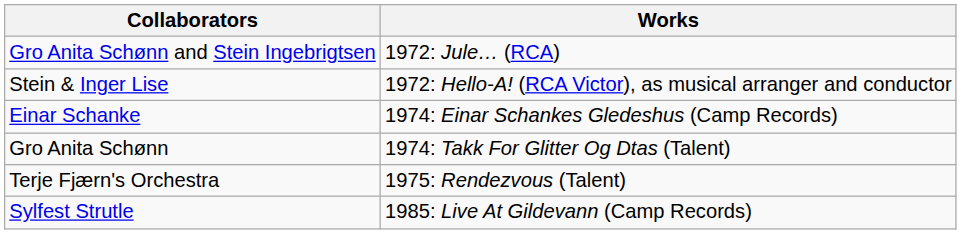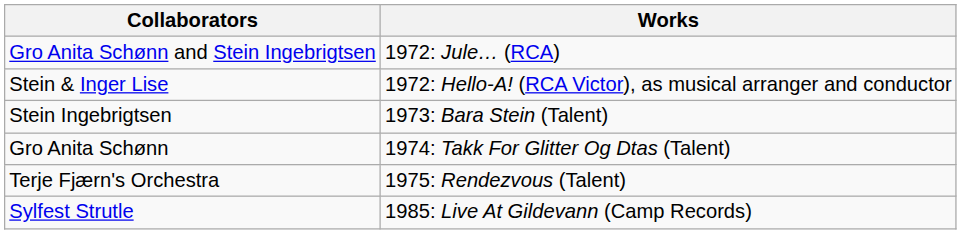+ row: (91, 116)
- row: (75, 116)
